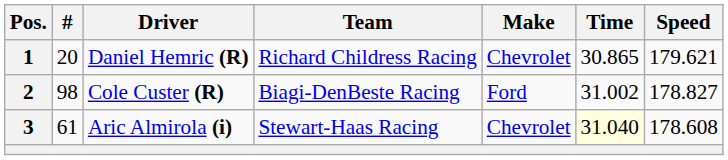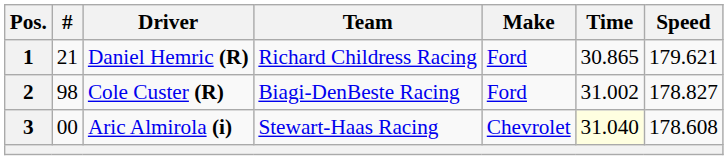(67, 57) 20 -> (67, 57) 21
(529, 57) Chevrolet -> (507, 57) Ford
(67, 127) 61 -> (67, 127) 00
